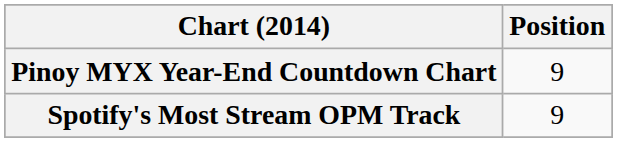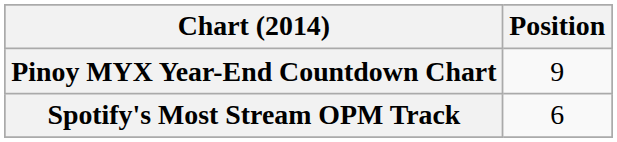(557, 114) 9 -> (557, 114) 6
